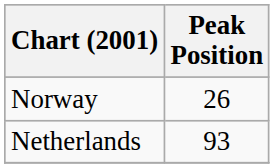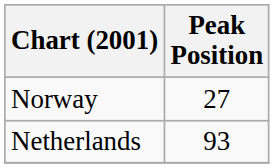(217, 98) 26 -> (217, 98) 27
